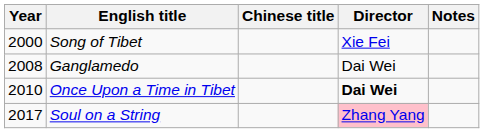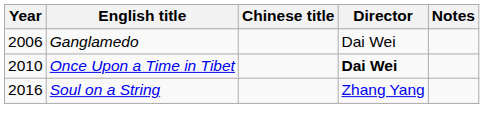- row: (96, 41)
(25, 66) 2008 -> (25, 41) 2006
(25, 115) 2017 -> (25, 90) 2016
(383, 115) pink background -> (383, 90) no background
